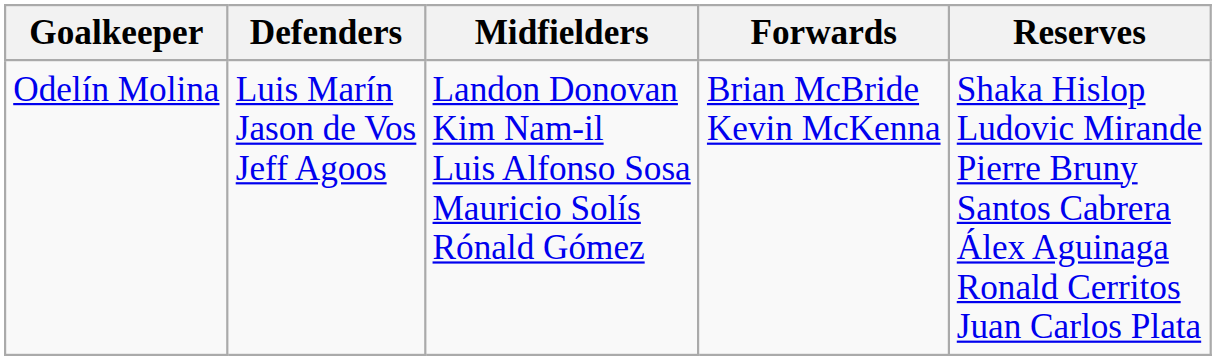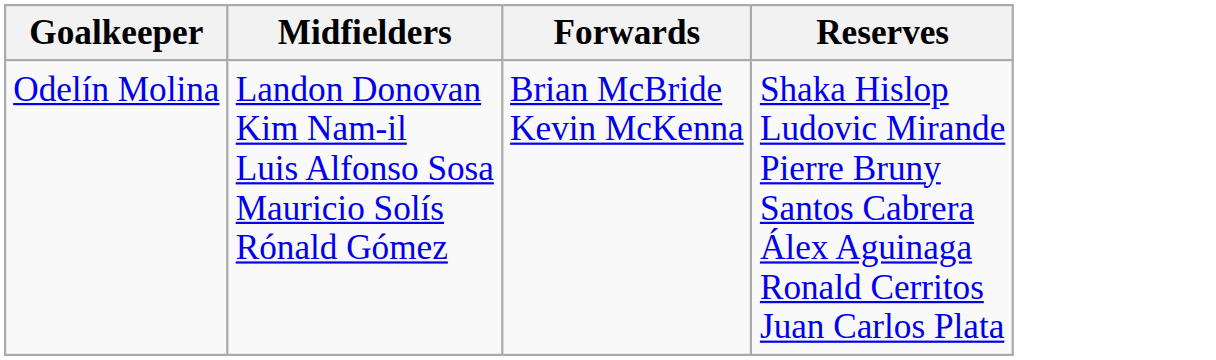- column: (326, 32)
